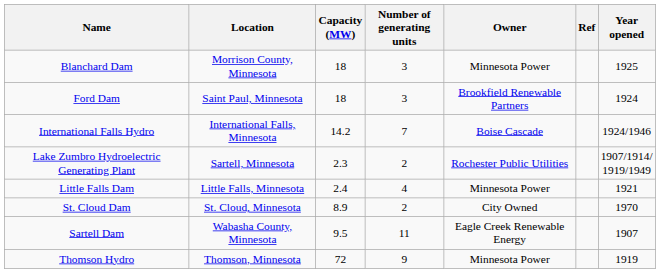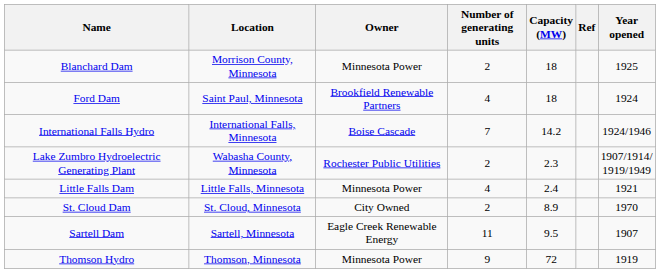columns swapped: (340, 27) <-> (510, 27)
(404, 66) 3 -> (487, 66) 2
(404, 98) 3 -> (487, 98) 4
(252, 163) Sartell, Minnesota -> (252, 163) Wabasha County, Minnesota
(252, 233) Wabasha County, Minnesota -> (252, 233) Sartell, Minnesota
